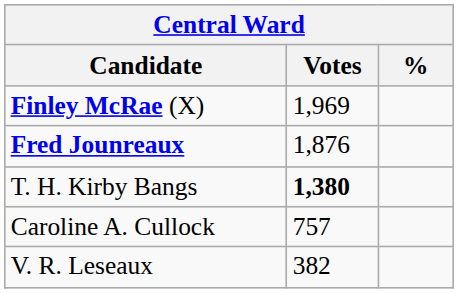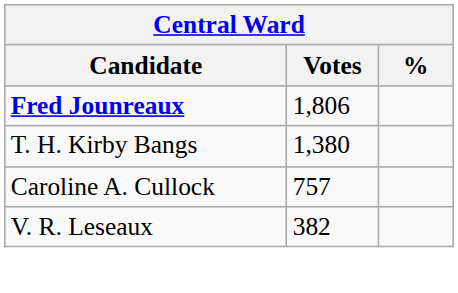- row: (107, 105)
(321, 145) 1,876 -> (321, 105) 1,806
(321, 186) bold -> (321, 145) normal
